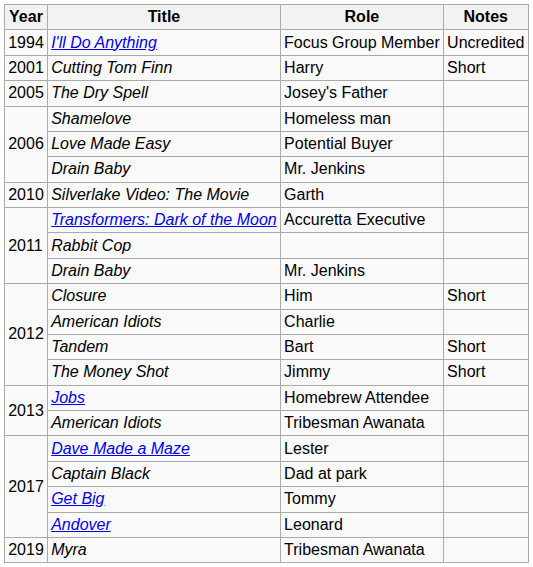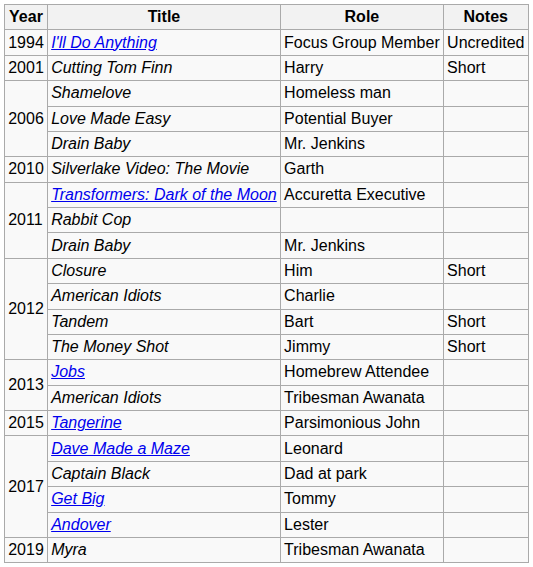- row: (26, 93)
+ row: (26, 423)
(306, 448) Lester -> (313, 448) Leonard
(313, 524) Leonard -> (306, 524) Lester
